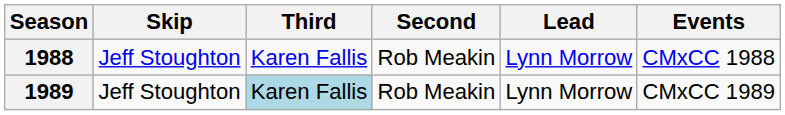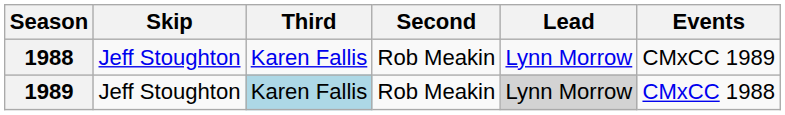(709, 57) CMxCC 1988 -> (709, 57) CMxCC 1989
(569, 92) no background -> (569, 92) lightgrey background
(709, 92) CMxCC 1989 -> (709, 92) CMxCC 1988
